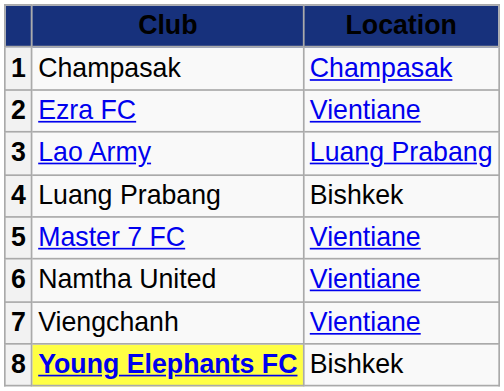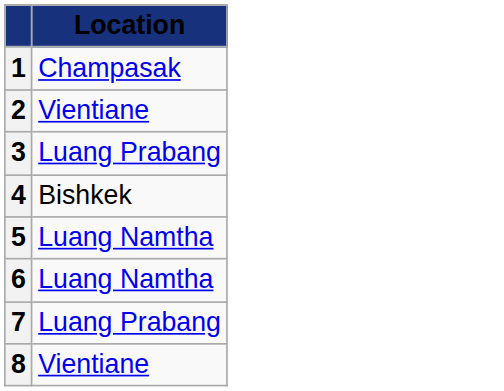- column: (168, 25)
(365, 237) Vientiane -> (126, 237) Luang Namtha
(365, 279) Vientiane -> (126, 279) Luang Namtha
(365, 322) Vientiane -> (130, 322) Luang Prabang
(357, 364) Bishkek -> (94, 364) Vientiane
